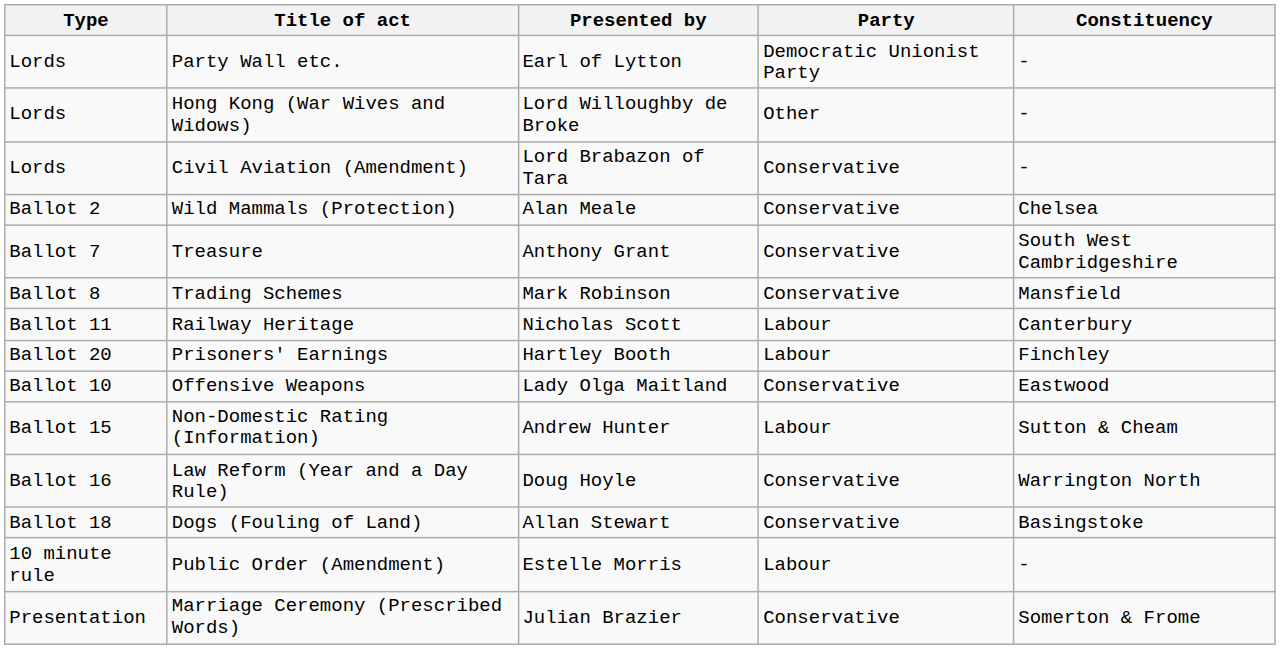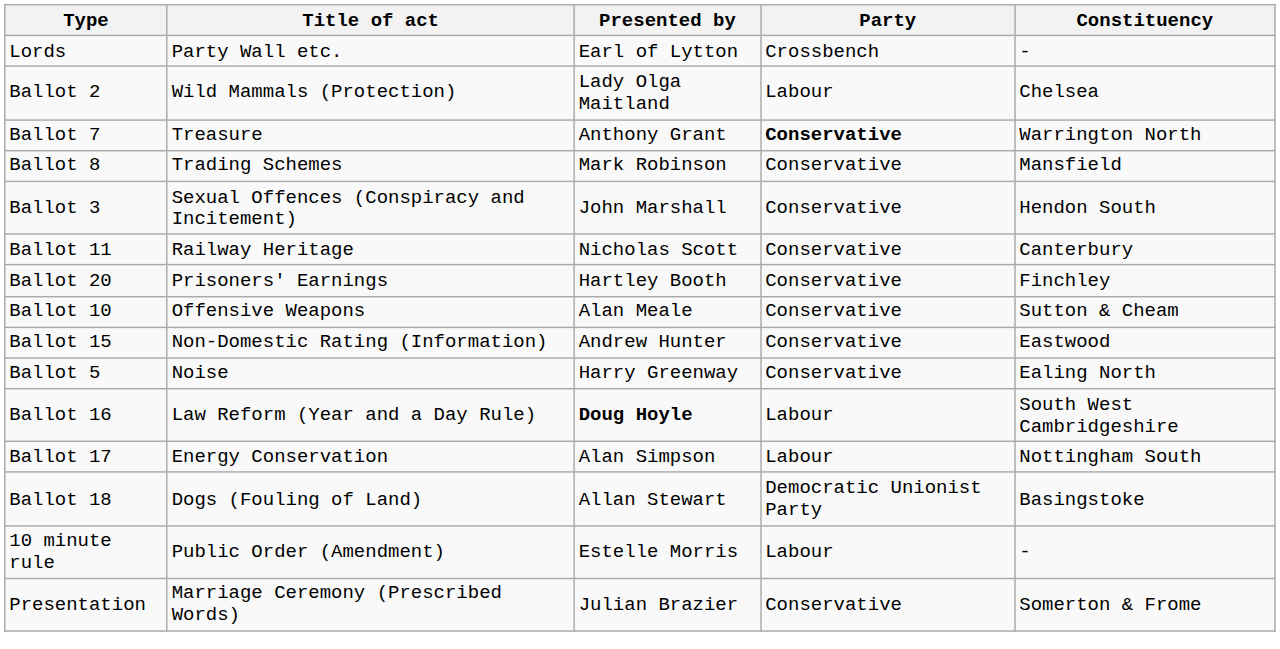(871, 62) Democratic Unionist Party -> (822, 51) Crossbench
- row: (308, 115)
- row: (320, 168)
(579, 210) Alan Meale -> (630, 93) Lady Olga Maitland
(832, 210) Conservative -> (799, 93) Labour
(832, 252) normal -> (834, 135) bold
(1098, 252) South West Cambridgeshire -> (1110, 135) Warrington North
+ row: (348, 208)
(797, 324) Labour -> (834, 250) Conservative
(797, 355) Labour -> (834, 281) Conservative
(625, 386) Lady Olga Maitland -> (636, 311) Alan Meale
(1064, 386) Eastwood -> (1099, 311) Sutton & Cheam
(797, 428) Labour -> (834, 342) Conservative
(1098, 428) Sutton & Cheam -> (1065, 342) Eastwood
+ row: (200, 373)
(579, 481) normal -> (636, 415) bold
(832, 481) Conservative -> (799, 415) Labour
(1109, 481) Warrington North -> (1099, 415) South West Cambridgeshire
+ row: (280, 457)
(832, 523) Conservative -> (873, 499) Democratic Unionist Party
